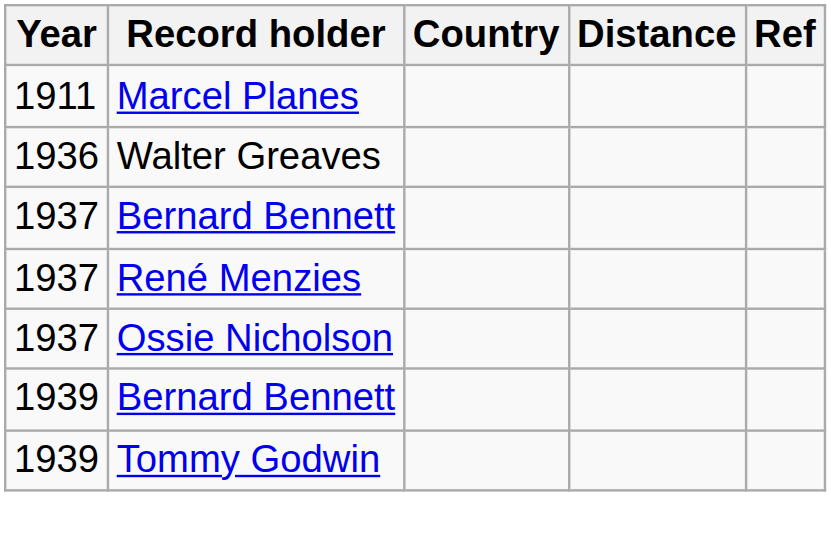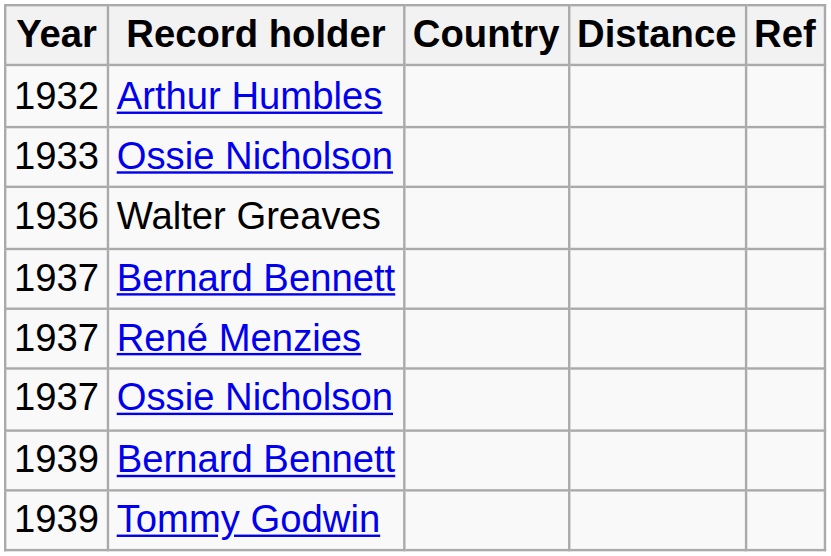- row: (55, 95)
+ row: (57, 95)
+ row: (57, 156)
